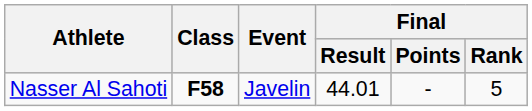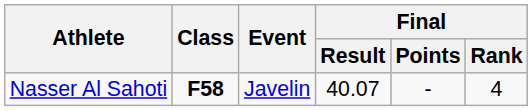(353, 89) 44.01 -> (353, 89) 40.07
(497, 89) 5 -> (497, 89) 4
